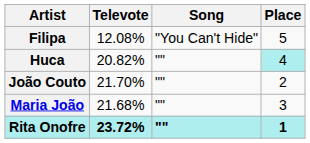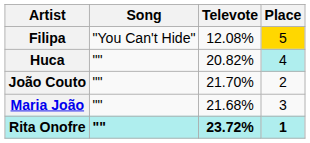columns swapped: (207, 15) <-> (121, 15)
(283, 37) no background -> (283, 37) gold background
